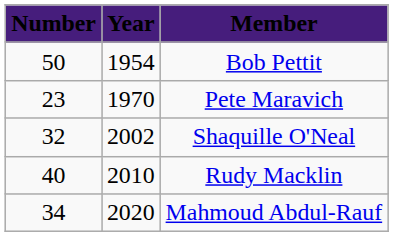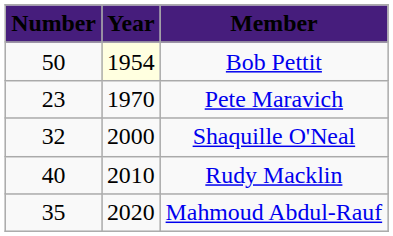(131, 61) no background -> (131, 61) lightyellow background
(131, 136) 2002 -> (131, 136) 2000
(54, 212) 34 -> (54, 212) 35
